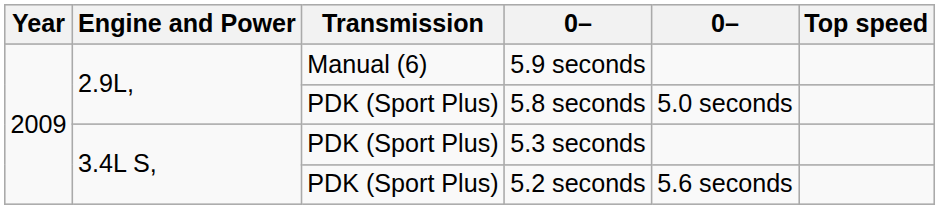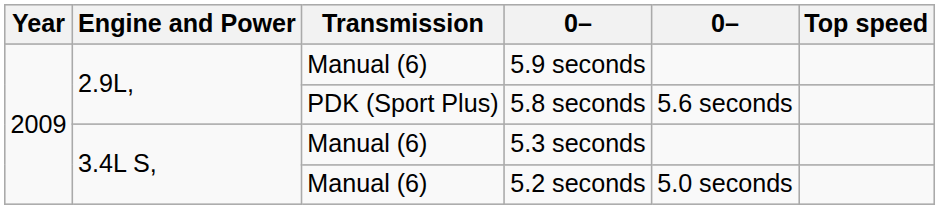(725, 104) 5.0 seconds -> (725, 104) 5.6 seconds
(403, 143) PDK (Sport Plus) -> (367, 143) Manual (6)
(403, 183) PDK (Sport Plus) -> (367, 183) Manual (6)
(725, 183) 5.6 seconds -> (725, 183) 5.0 seconds
